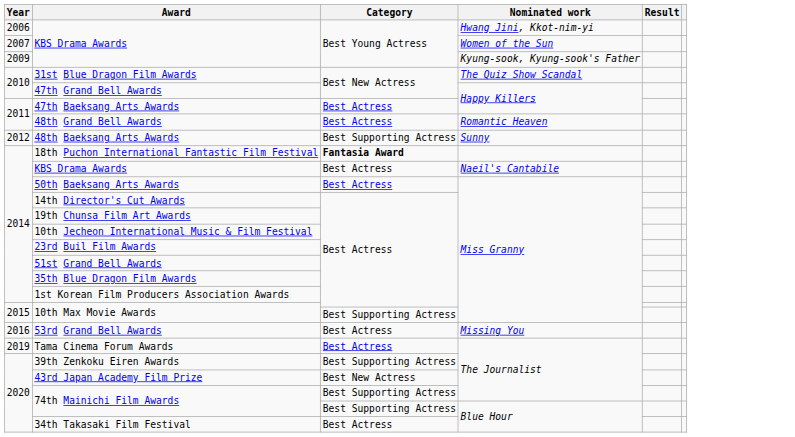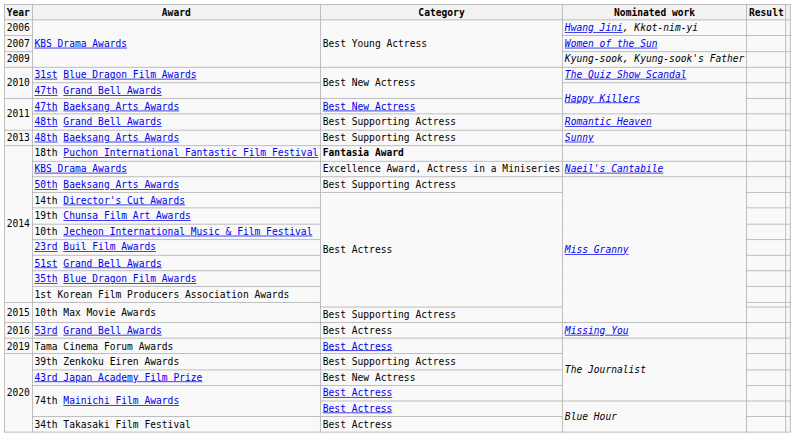(358, 106) Best Actress -> (369, 106) Best New Actress
(358, 122) Best Actress -> (389, 122) Best Supporting Actress
(18, 138) 2012 -> (18, 138) 2013
(358, 169) Best Actress -> (442, 169) Excellence Award, Actress in a Miniseries
(358, 185) Best Actress -> (389, 185) Best Supporting Actress
(389, 393) Best Supporting Actress -> (358, 393) Best Actress
(389, 409) Best Supporting Actress -> (358, 409) Best Actress
